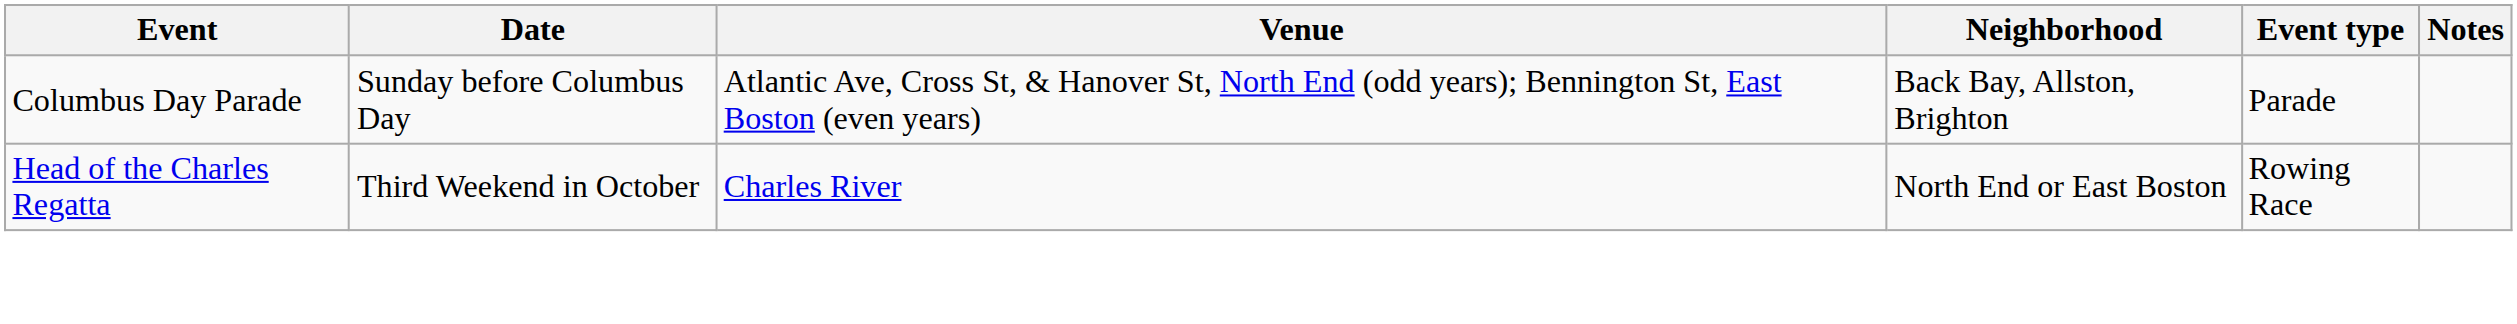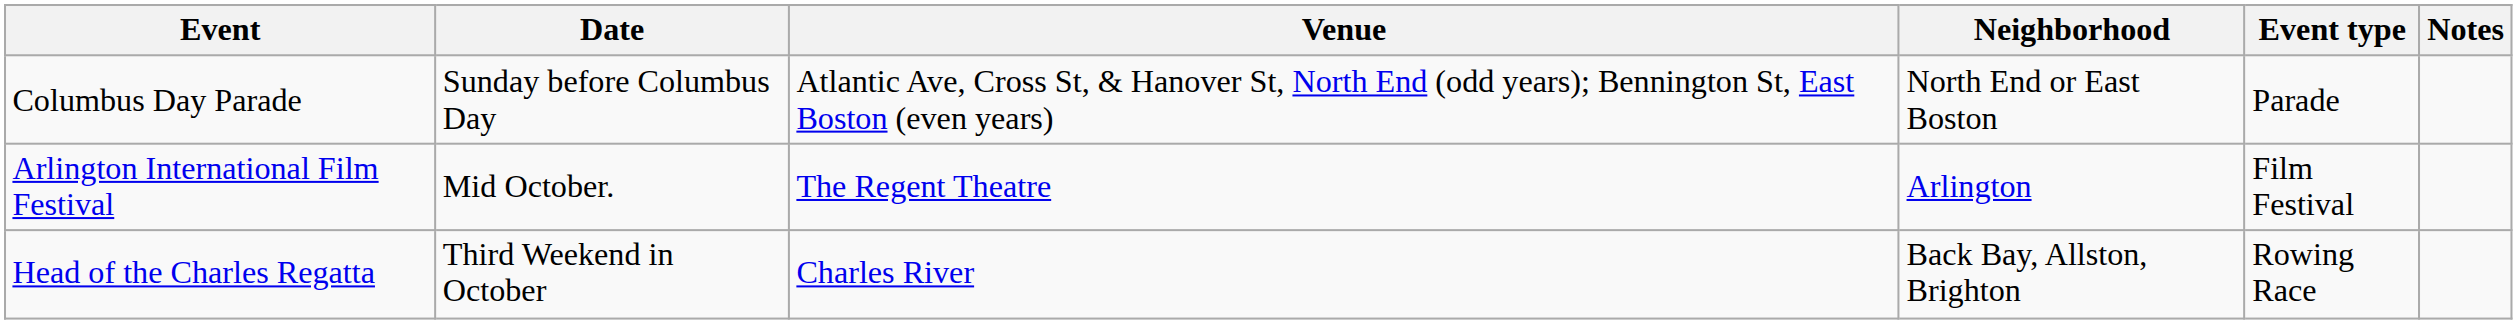(2015, 99) Back Bay, Allston, Brighton -> (2023, 99) North End or East Boston
+ row: (196, 186)
(2060, 186) North End or East Boston -> (2027, 273) Back Bay, Allston, Brighton
